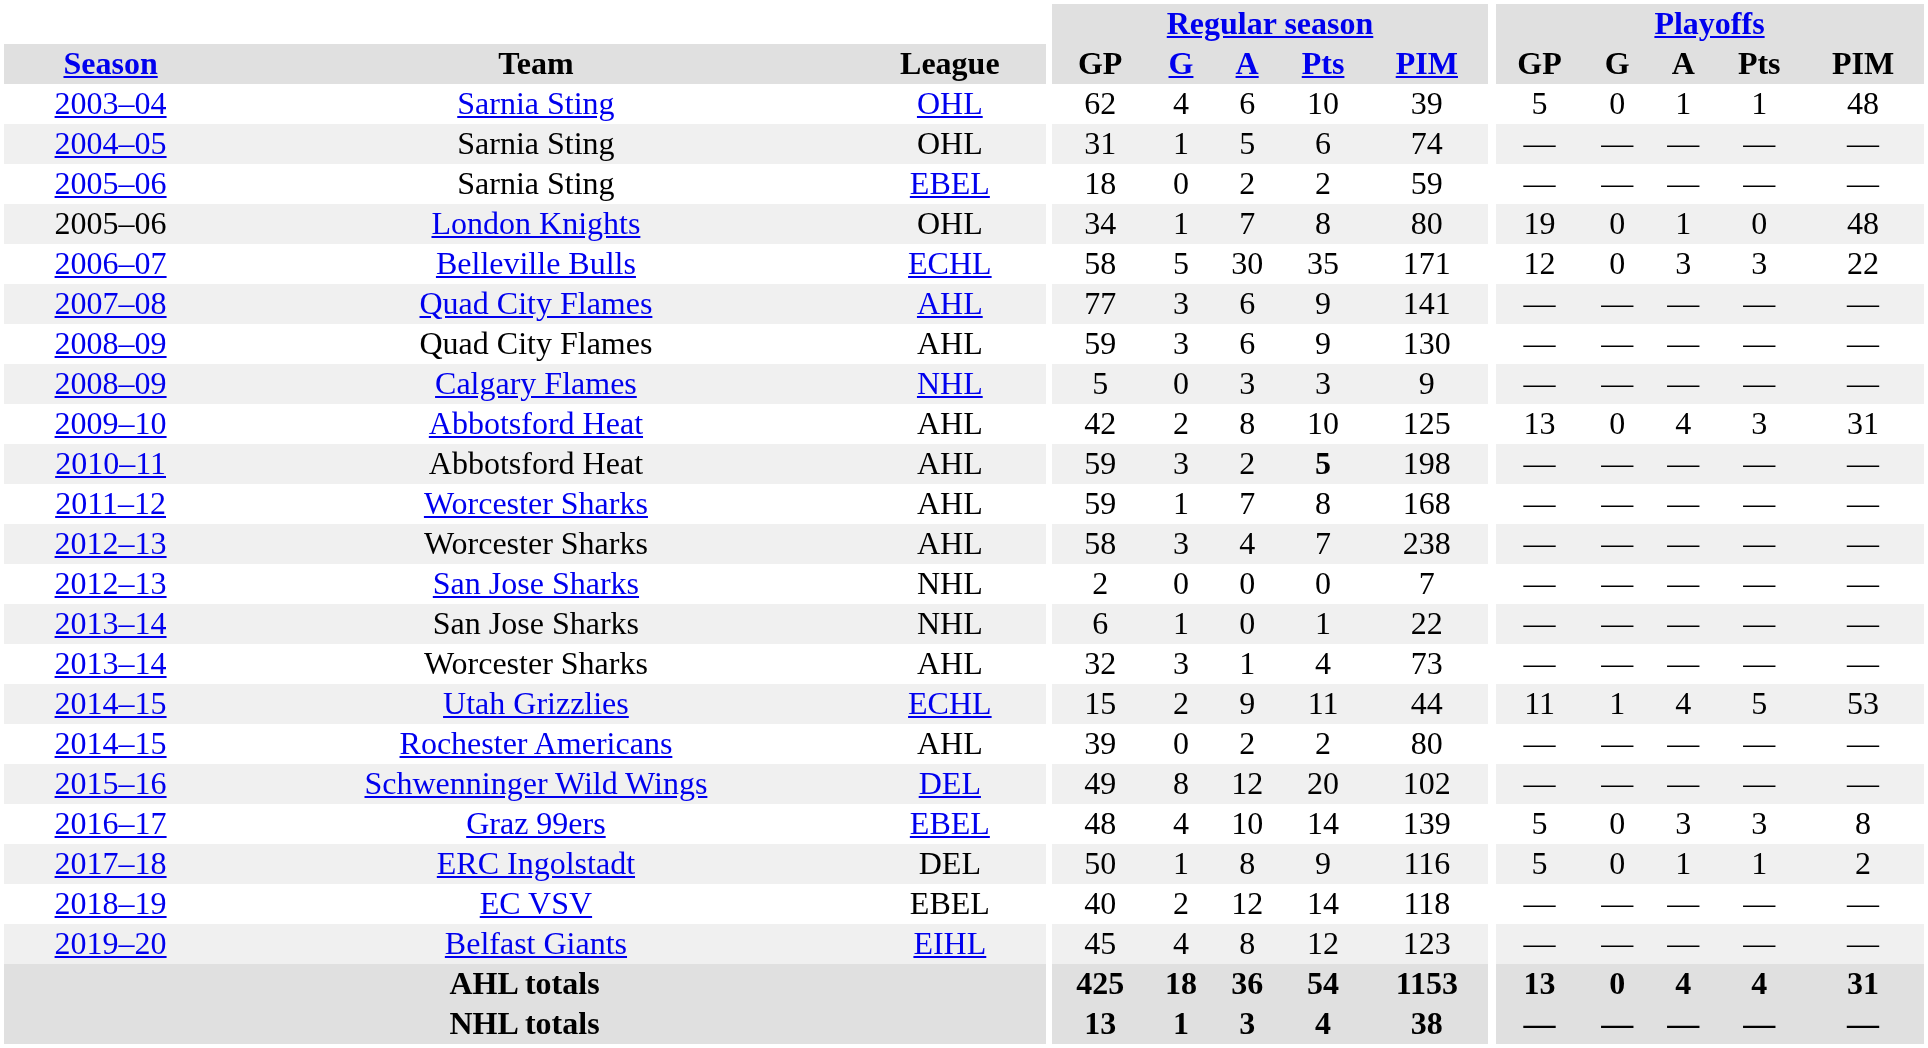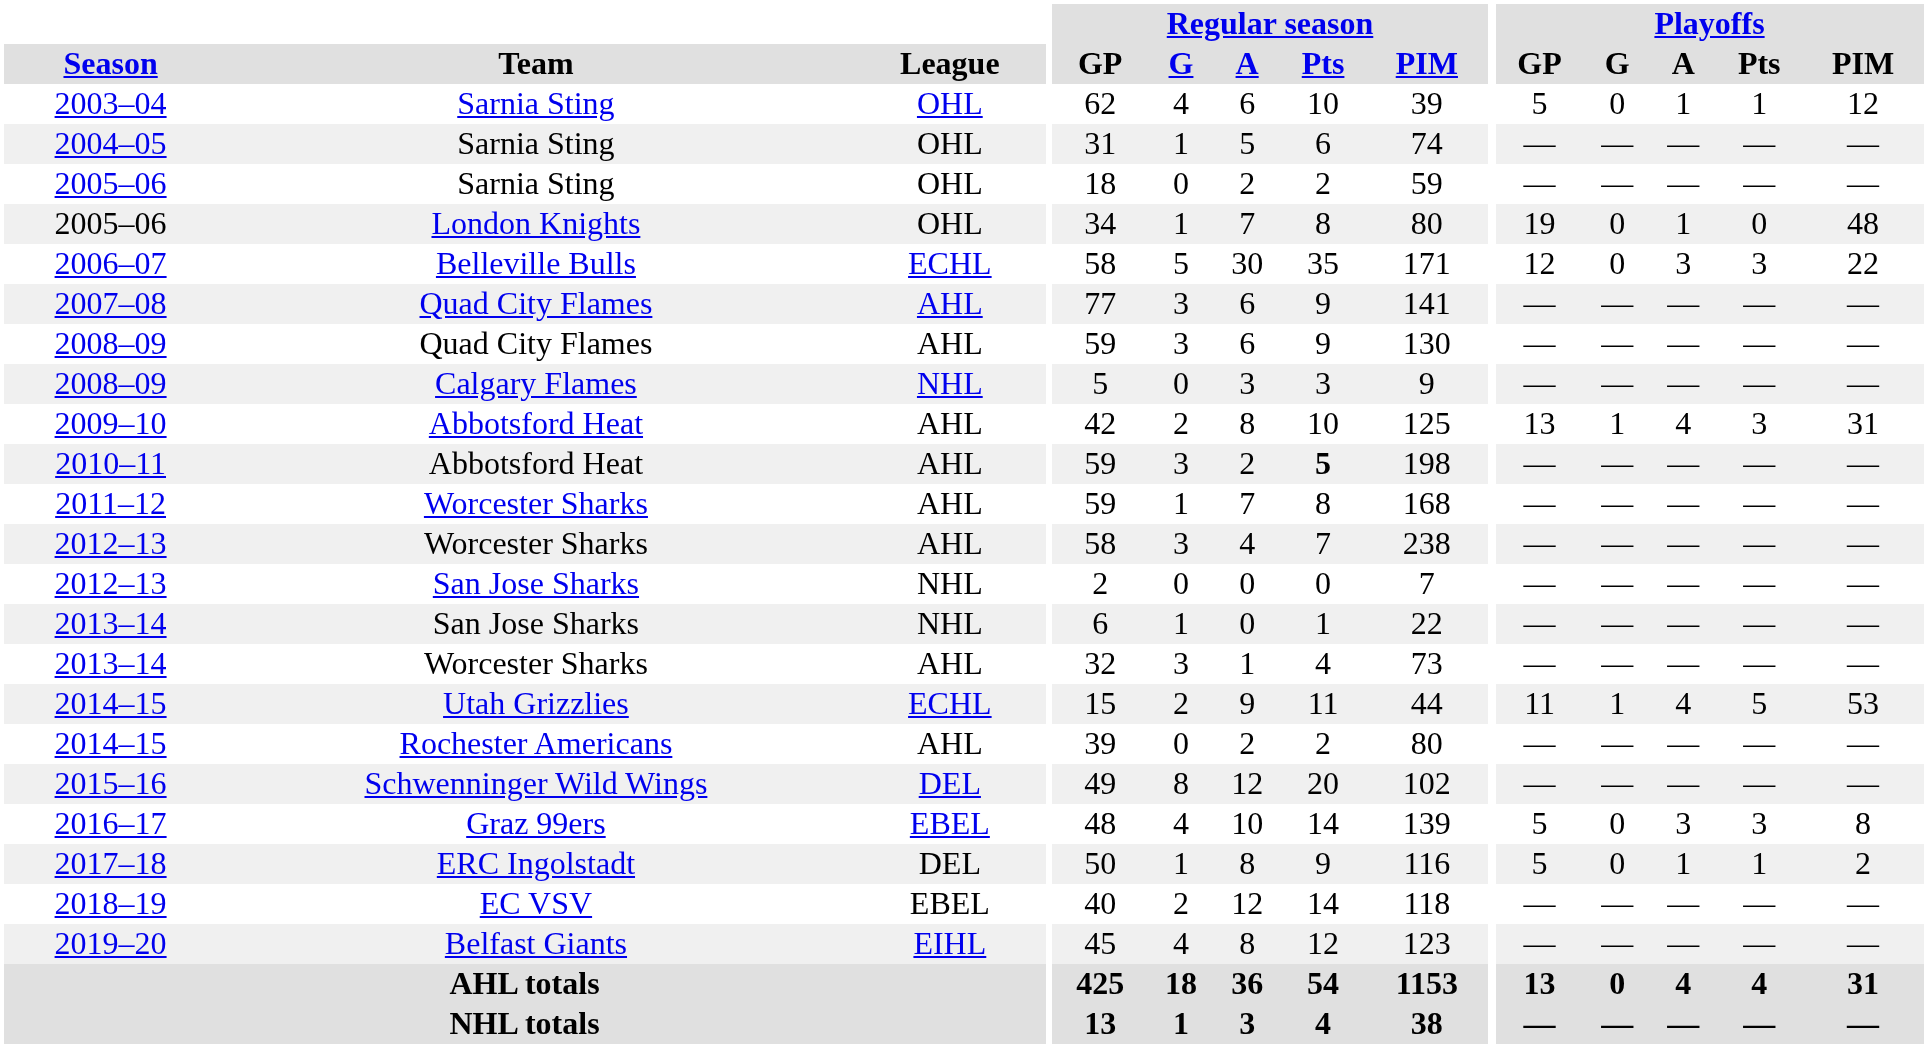(1863, 103) 48 -> (1863, 103) 12
(950, 183) EBEL -> (950, 183) OHL
(1617, 423) 0 -> (1617, 423) 1
